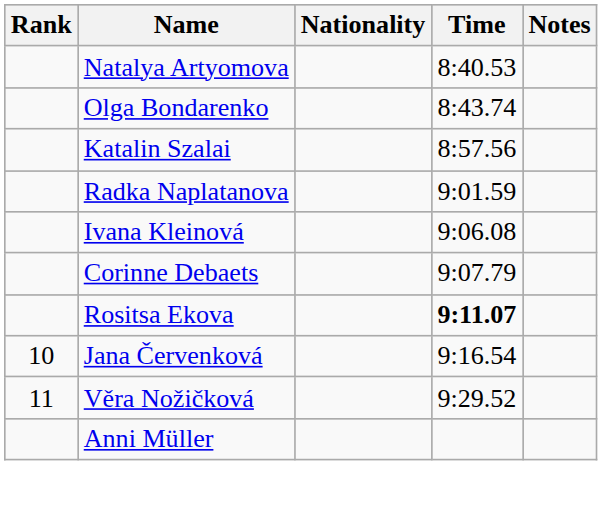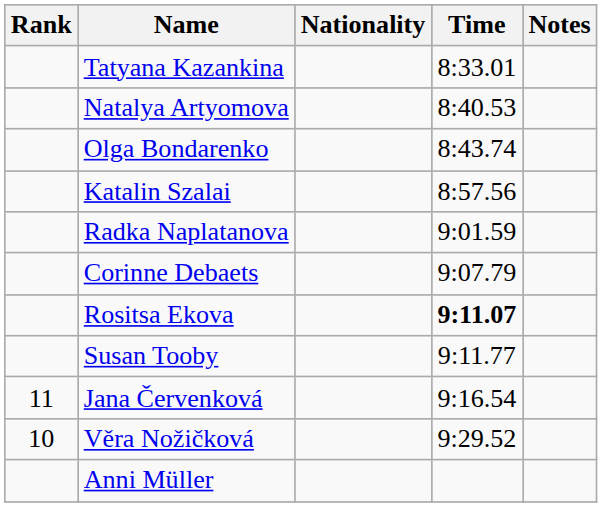+ row: (184, 66)
- row: (164, 231)
+ row: (151, 356)
(41, 356) 10 -> (41, 397) 11
(41, 397) 11 -> (41, 438) 10
